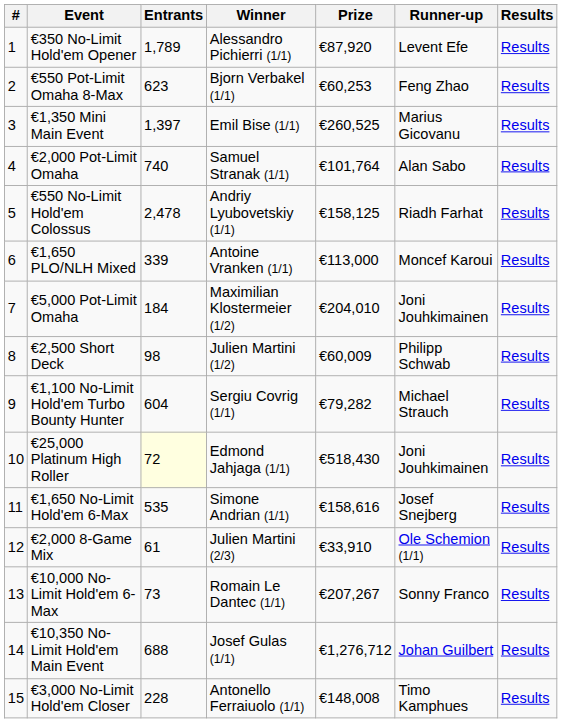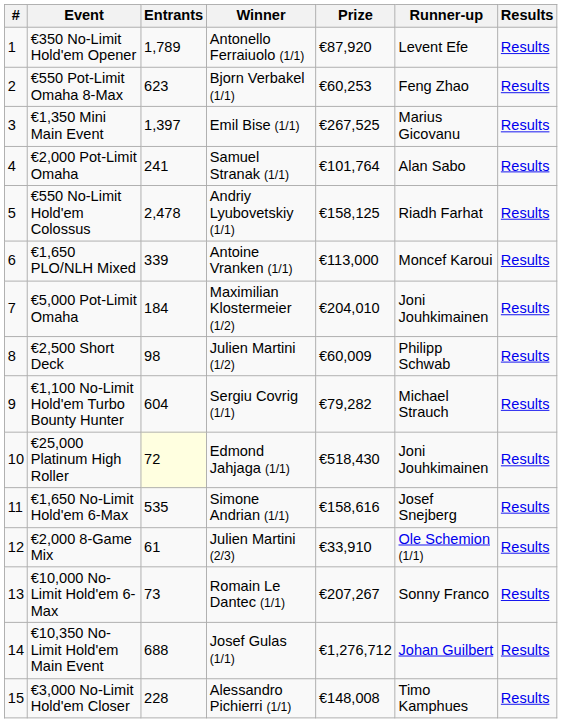(251, 47) Alessandro Pichierri (1/1) -> (257, 47) Antonello Ferraiuolo (1/1)
(349, 126) €260,525 -> (349, 126) €267,525
(156, 165) 740 -> (156, 165) 241
(257, 698) Antonello Ferraiuolo (1/1) -> (251, 698) Alessandro Pichierri (1/1)
